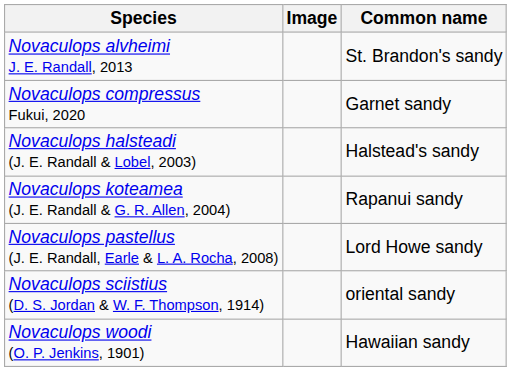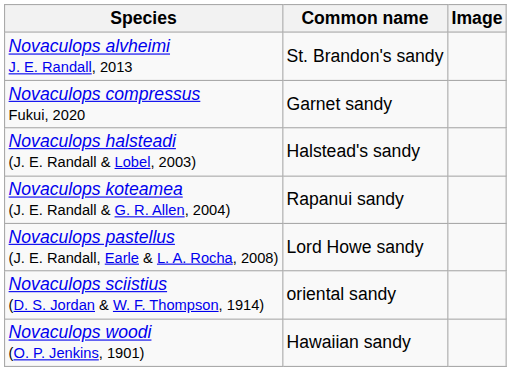columns swapped: (424, 18) <-> (312, 18)
